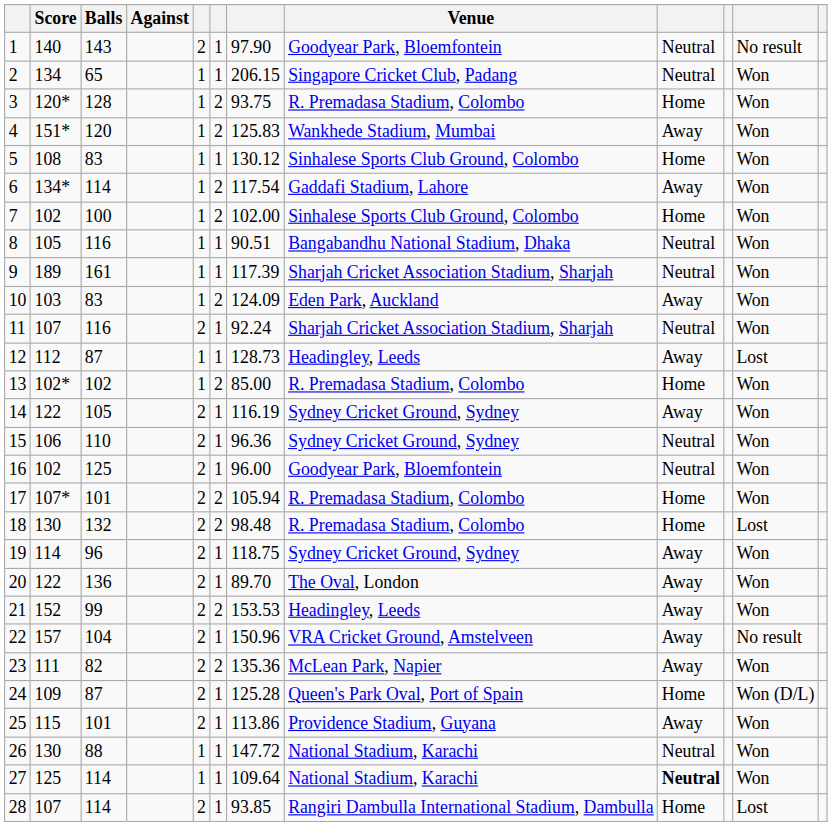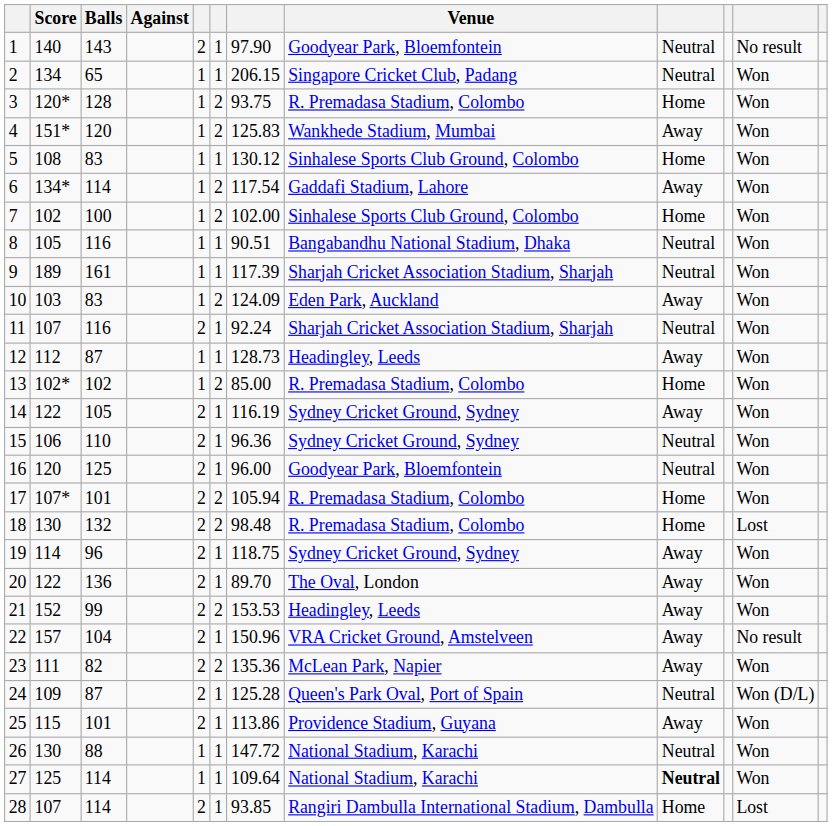(752, 356) Lost -> (753, 356) Won
(48, 469) 102 -> (48, 469) 120
(684, 694) Home -> (688, 694) Neutral
